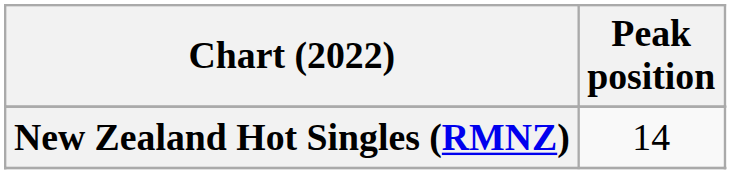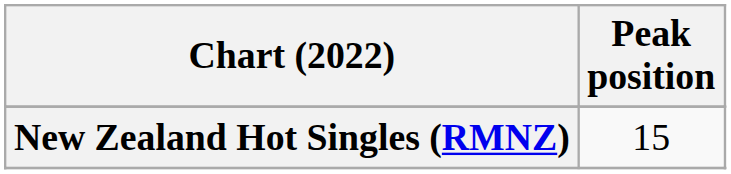(651, 136) 14 -> (651, 136) 15
